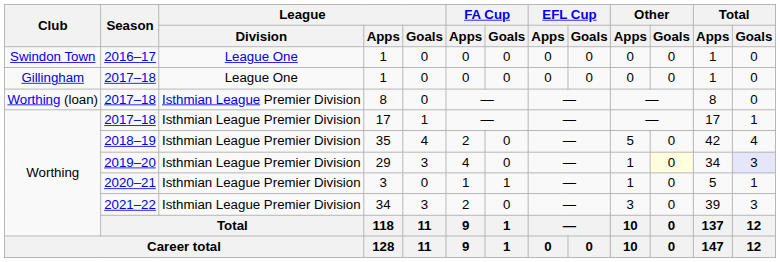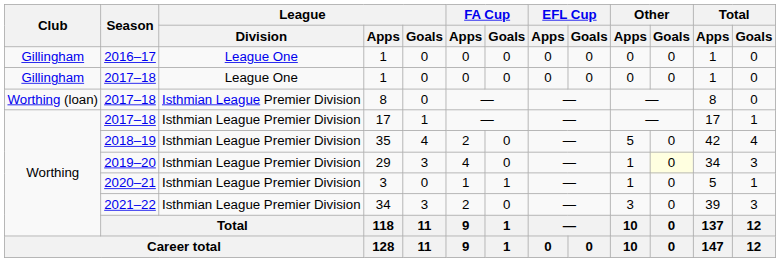(53, 57) Swindon Town -> (53, 57) Gillingham
(754, 162) lavender background -> (754, 162) no background
